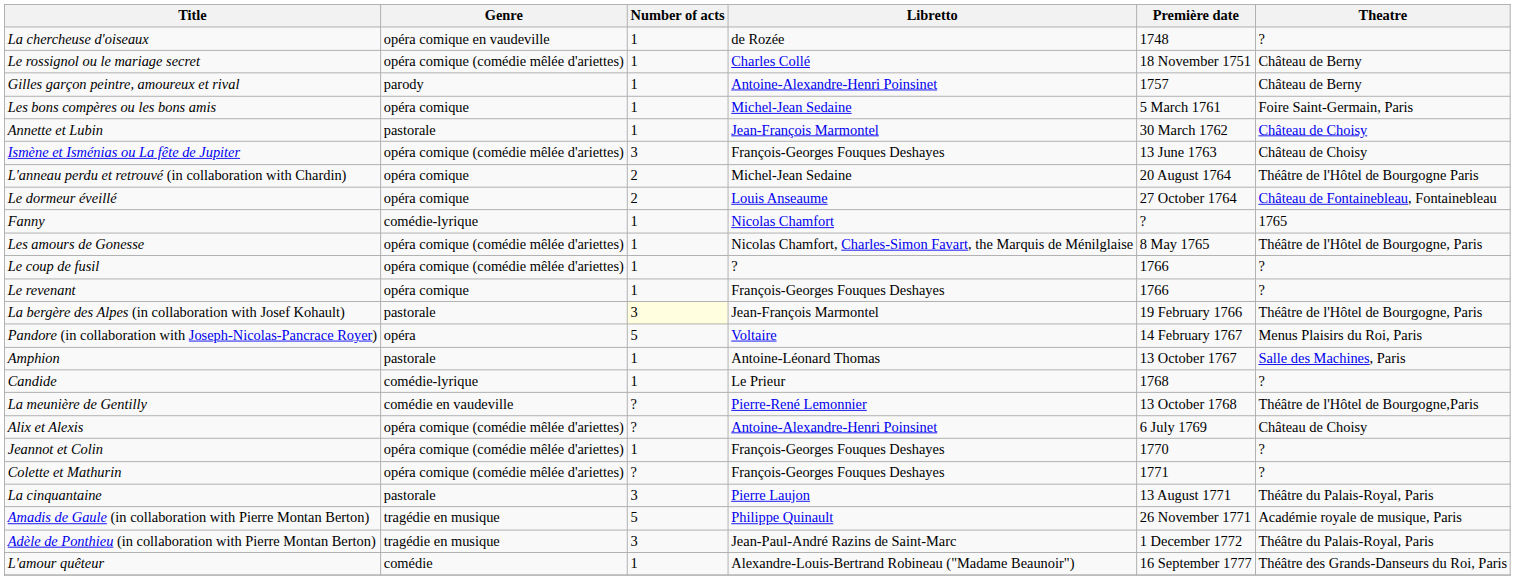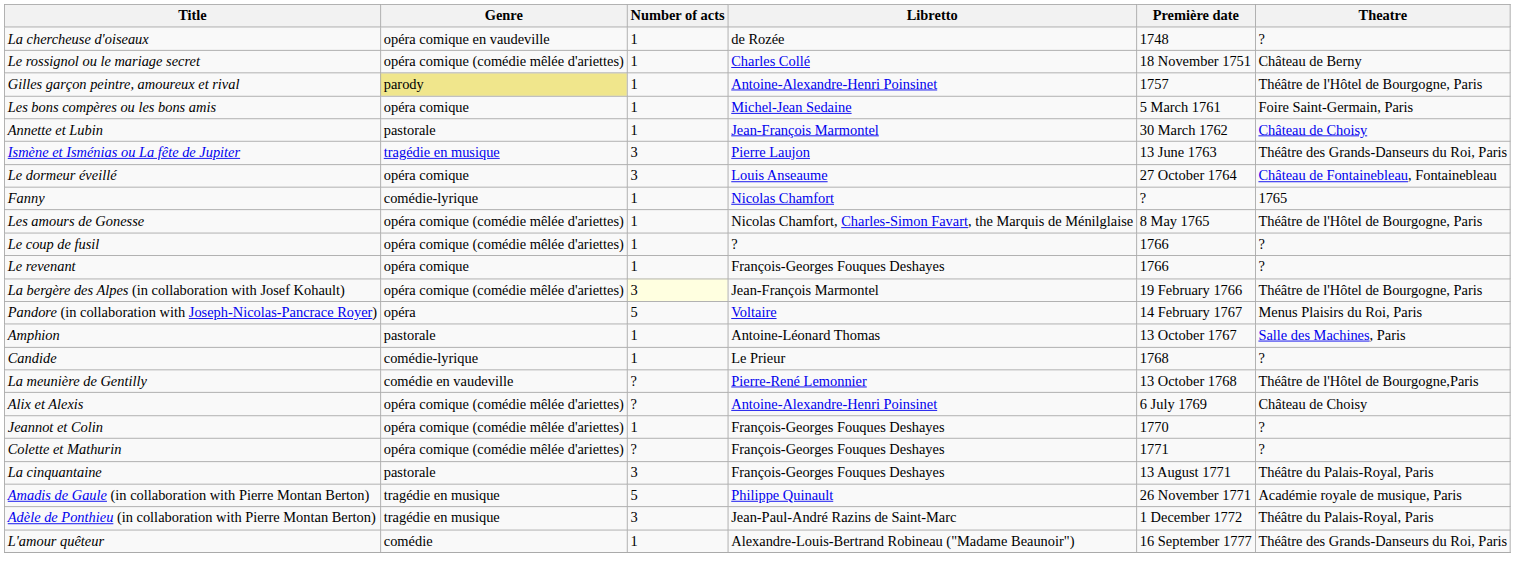(404, 84) no background -> (404, 84) khaki background
(1310, 84) Château de Berny -> (1370, 84) Théâtre de l'Hôtel de Bourgogne, Paris
(504, 152) opéra comique (comédie mêlée d'ariettes) -> (442, 152) tragédie en musique
(838, 152) François-Georges Fouques Deshayes -> (771, 152) Pierre Laujon
(1313, 152) Château de Choisy -> (1383, 152) Théâtre des Grands-Danseurs du Roi, Paris
- row: (177, 175)
(634, 198) 2 -> (634, 175) 3
(410, 312) pastorale -> (504, 289) opéra comique (comédie mêlée d'ariettes)
(771, 495) Pierre Laujon -> (838, 472) François-Georges Fouques Deshayes
